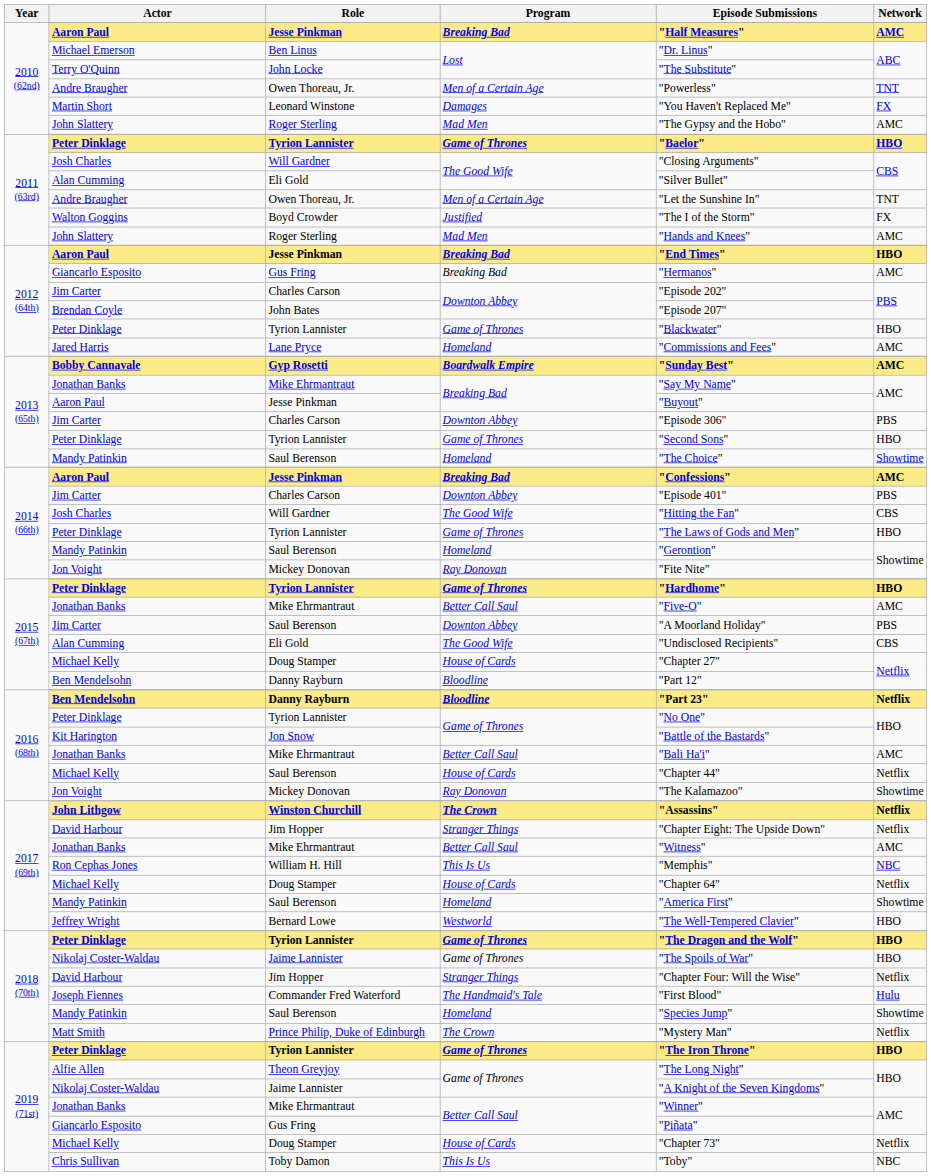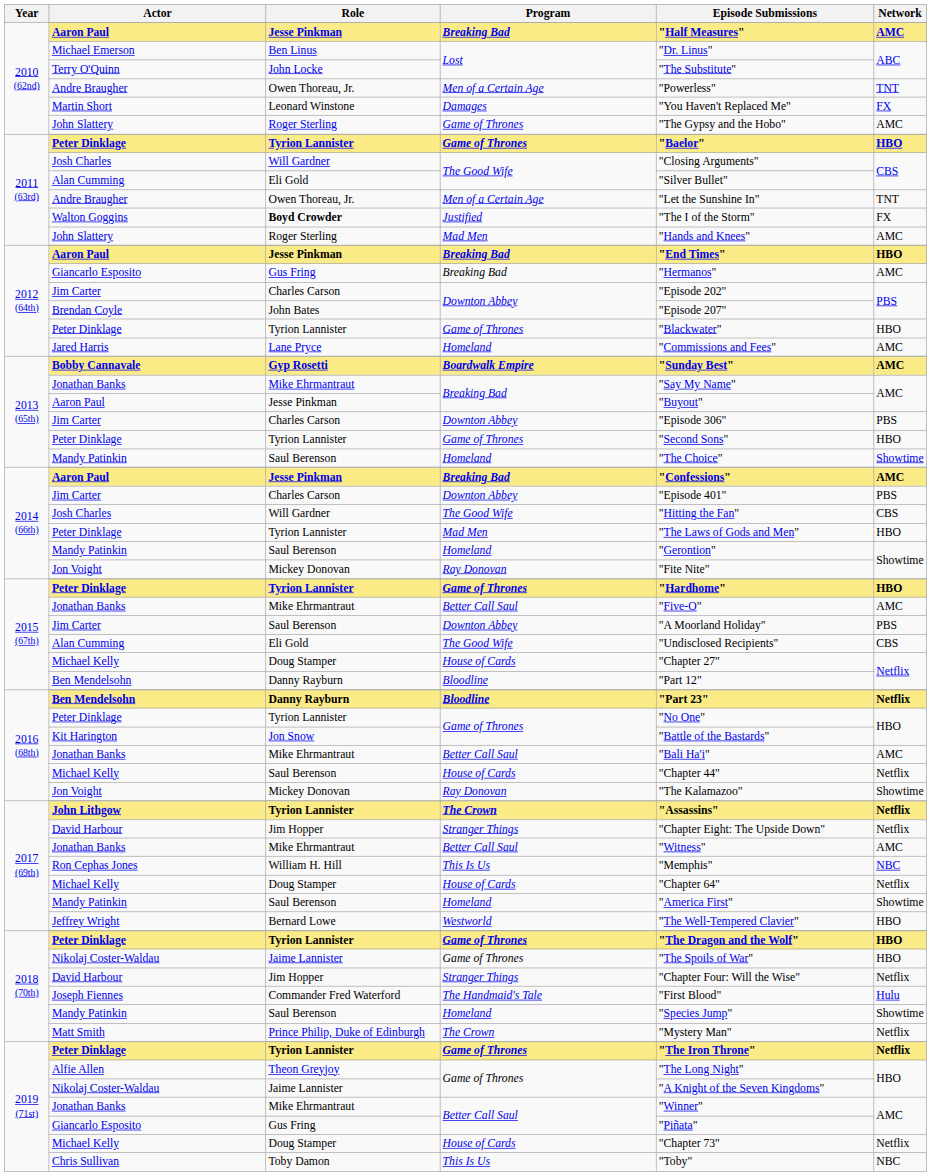(465, 124) Mad Men -> (483, 124) Game of Thrones
(303, 217) normal -> (305, 217) bold
(483, 532) Game of Thrones -> (465, 532) Mad Men
(315, 810) Winston Churchill -> (311, 810) Tyrion Lannister
(889, 1051) HBO -> (893, 1051) Netflix
